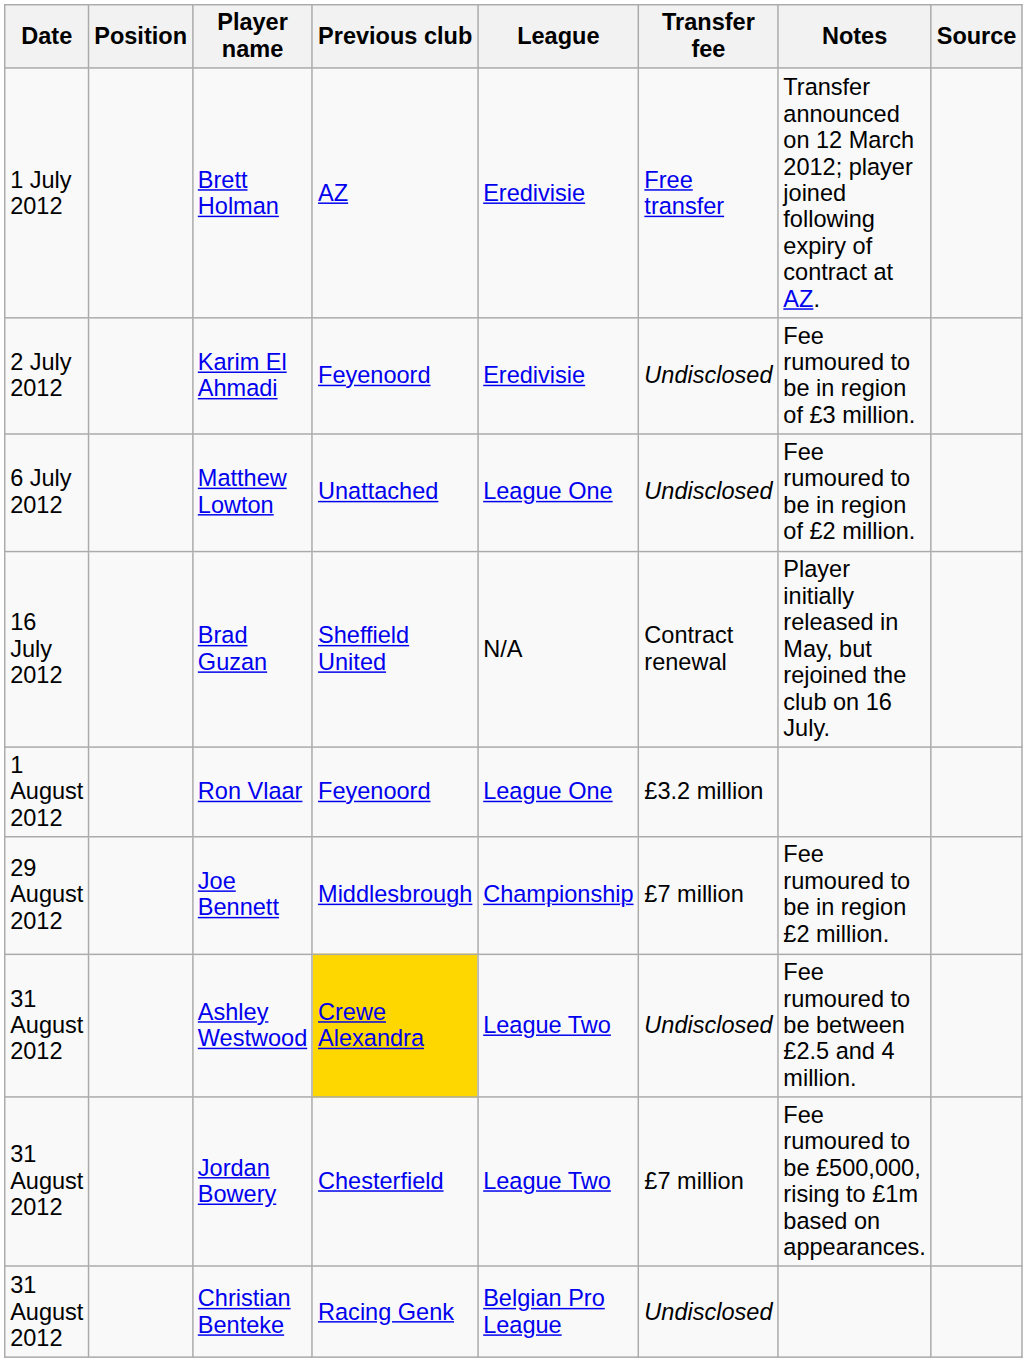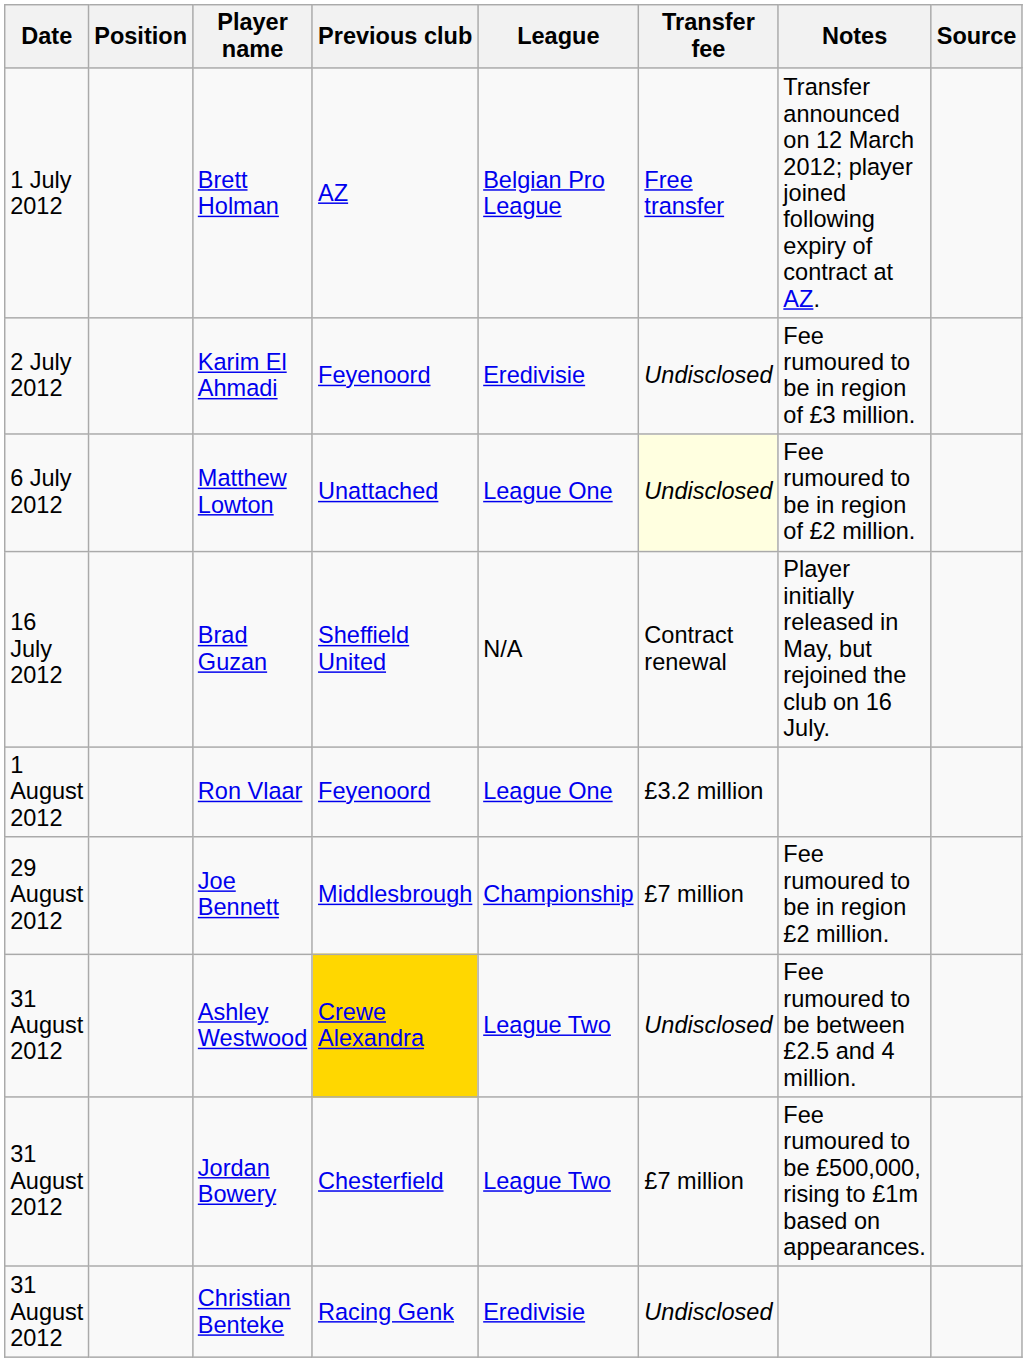(534, 192) Eredivisie -> (544, 192) Belgian Pro League
(708, 492) no background -> (708, 492) lightyellow background
(544, 1311) Belgian Pro League -> (534, 1311) Eredivisie
